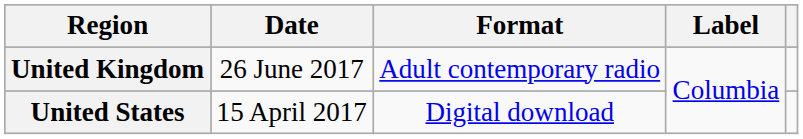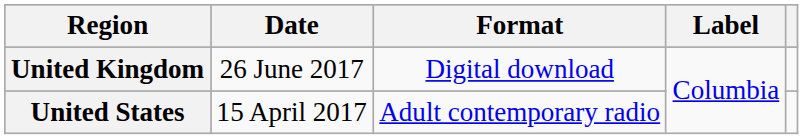(520, 68) Adult contemporary radio -> (520, 68) Digital download
(520, 111) Digital download -> (520, 111) Adult contemporary radio
